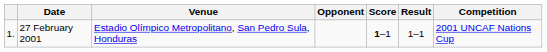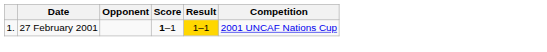- column: (203, 12)
(416, 33) no background -> (201, 28) gold background
